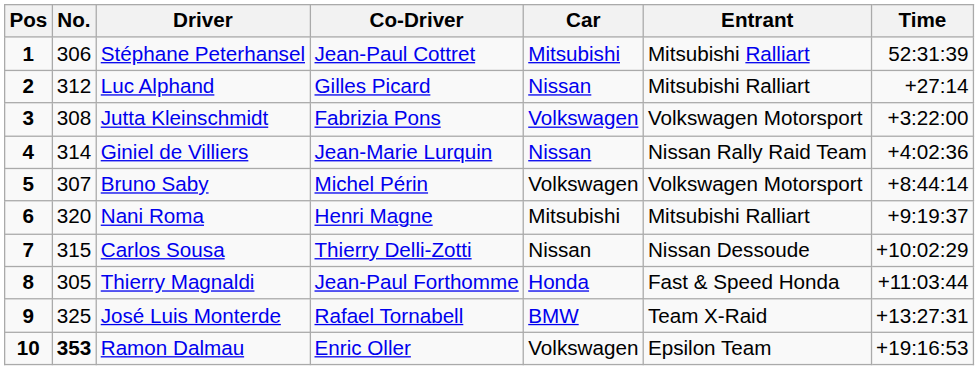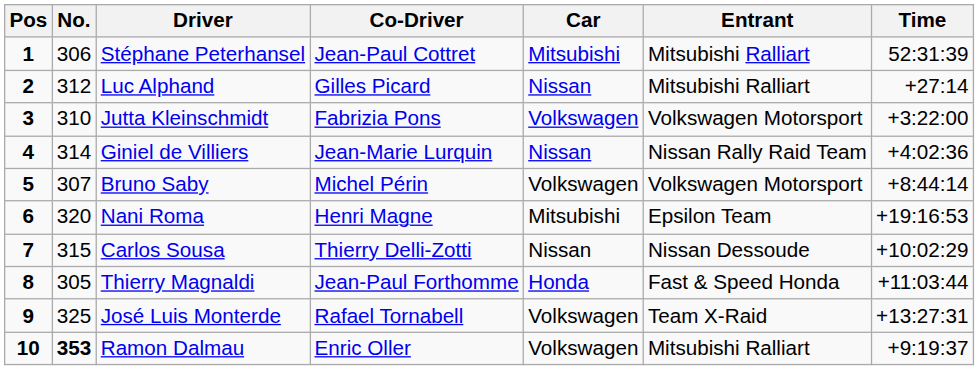(74, 119) 308 -> (74, 119) 310
(729, 217) Mitsubishi Ralliart -> (710, 217) Epsilon Team
(928, 217) +9:19:37 -> (922, 217) +19:16:53
(553, 315) BMW -> (583, 315) Volkswagen
(710, 348) Epsilon Team -> (729, 348) Mitsubishi Ralliart
(922, 348) +19:16:53 -> (928, 348) +9:19:37
